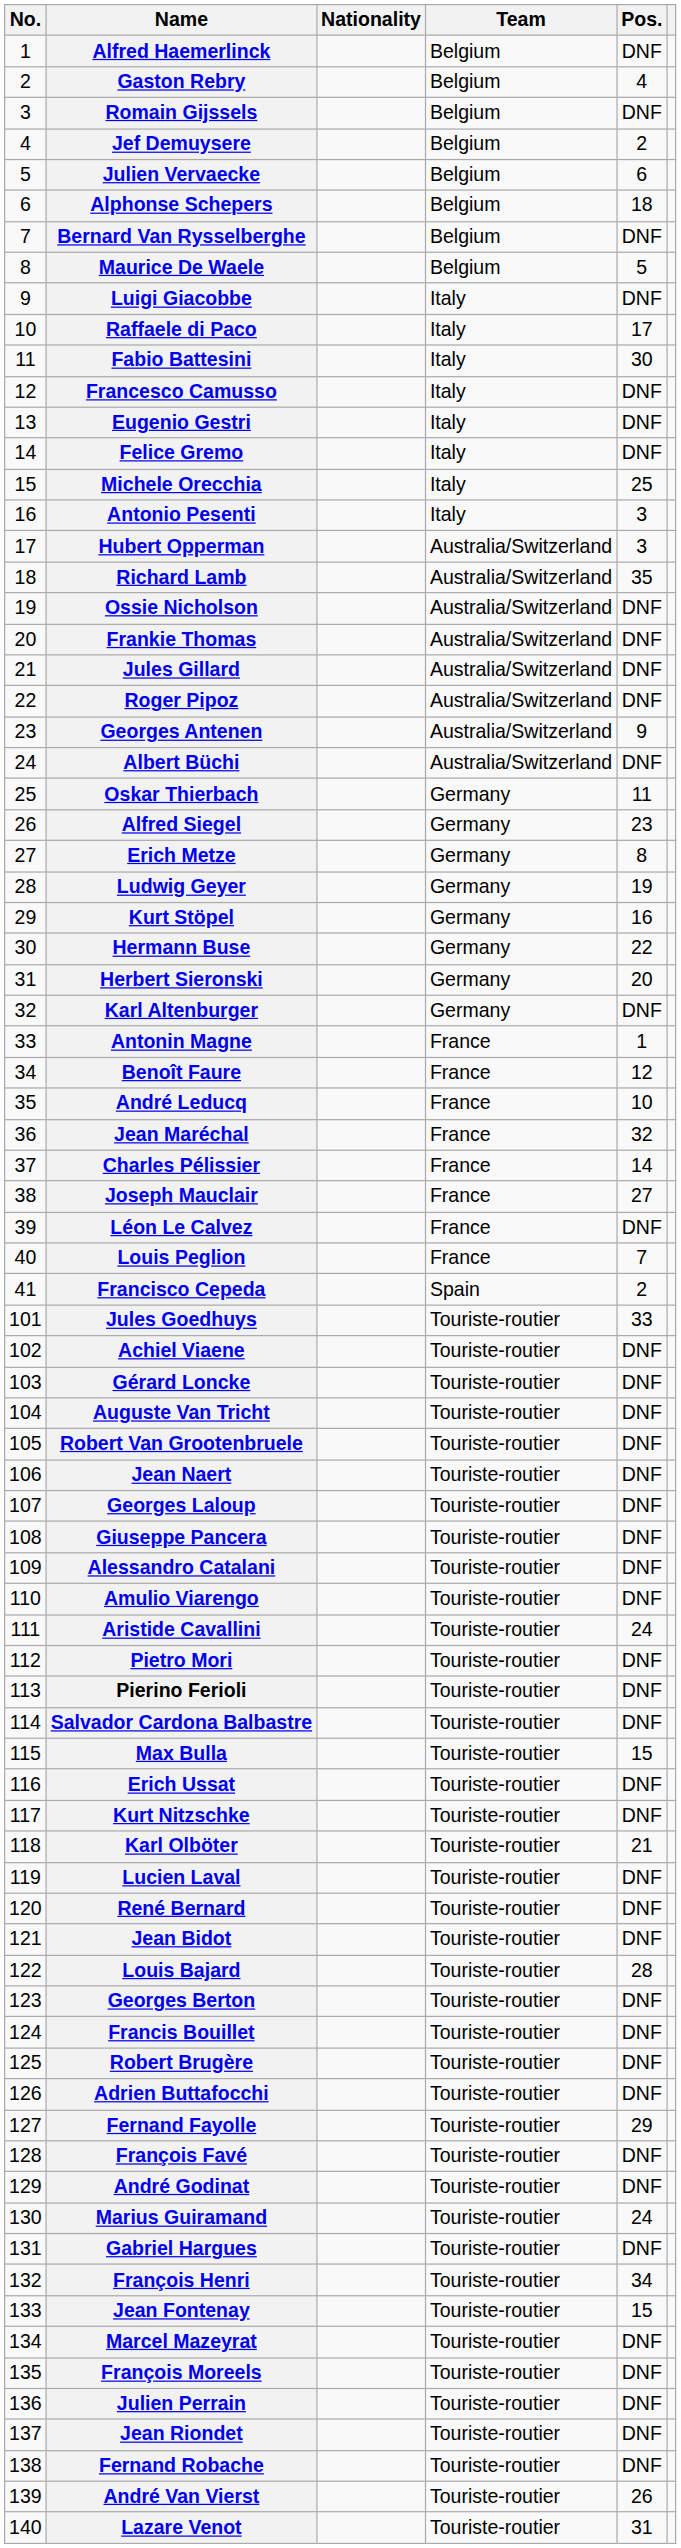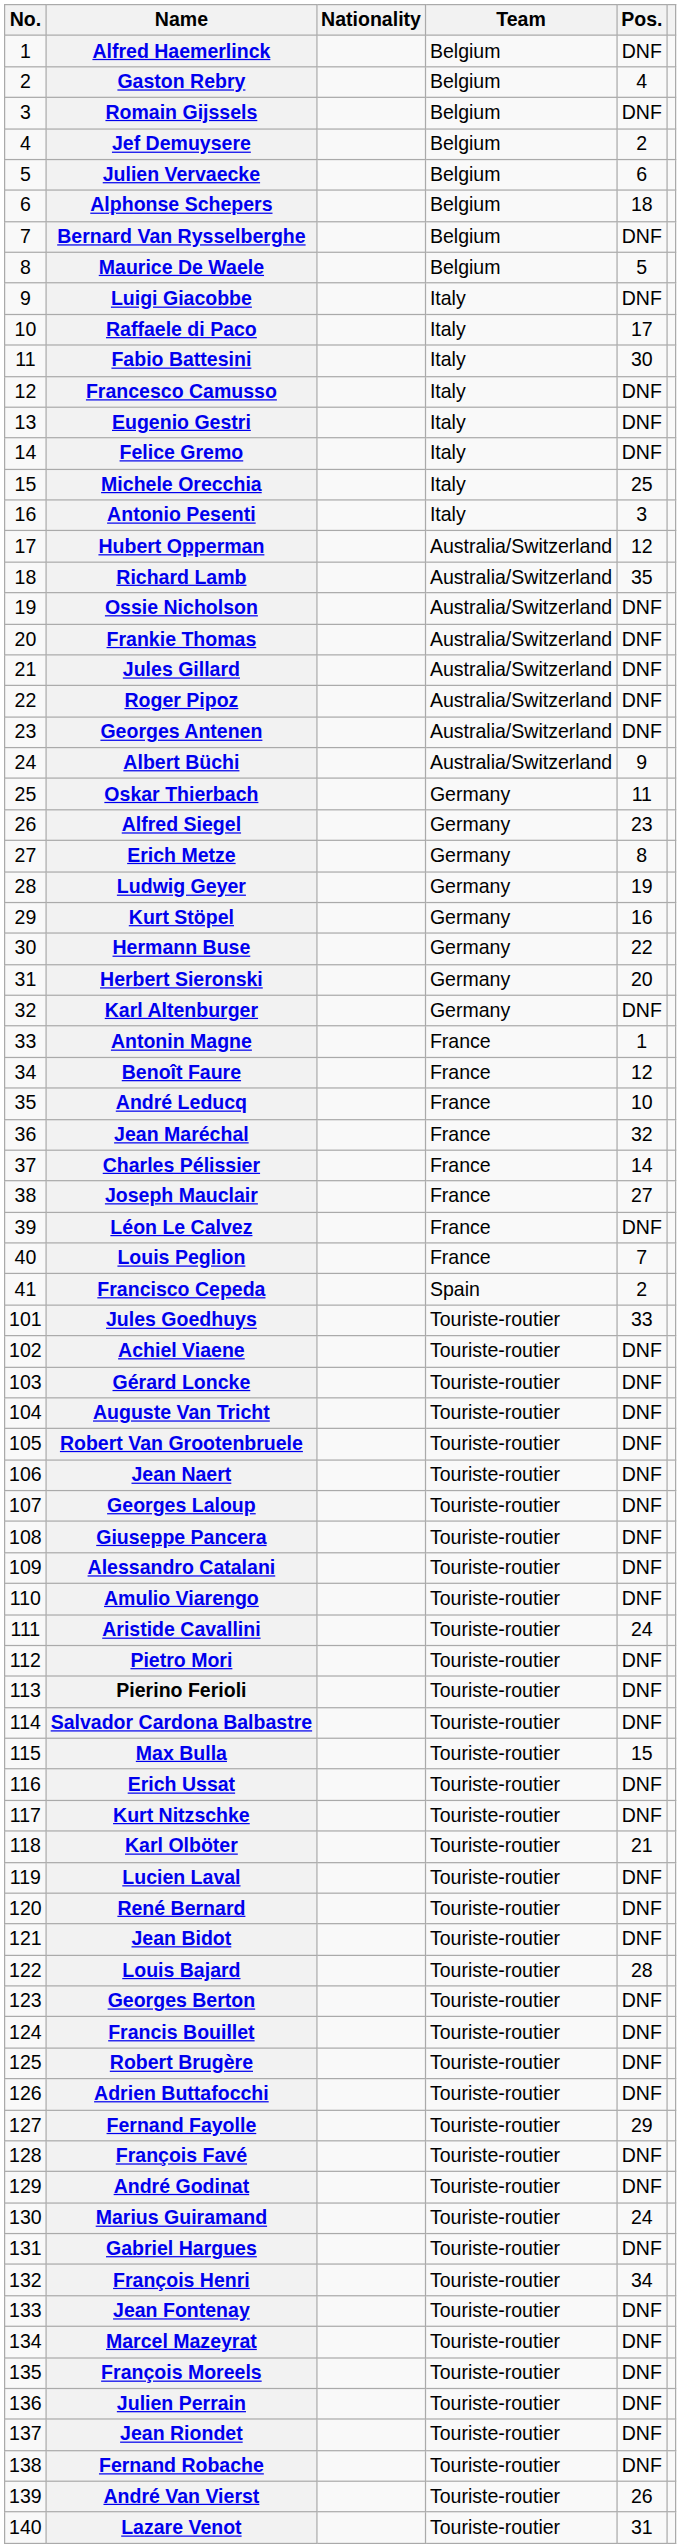(642, 546) 3 -> (642, 546) 12
(642, 732) 9 -> (642, 732) DNF
(642, 762) DNF -> (642, 762) 9
(642, 2310) 15 -> (642, 2310) DNF
